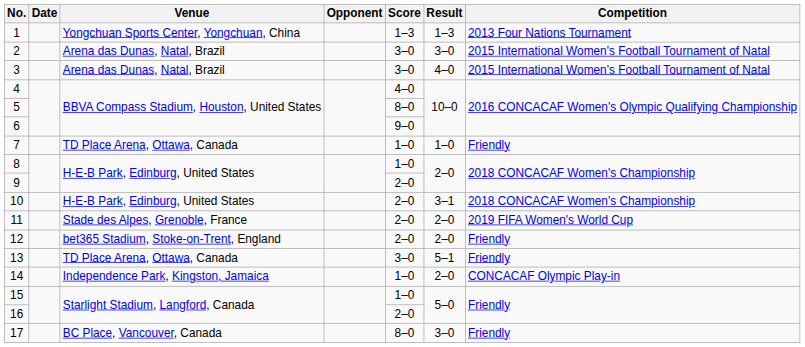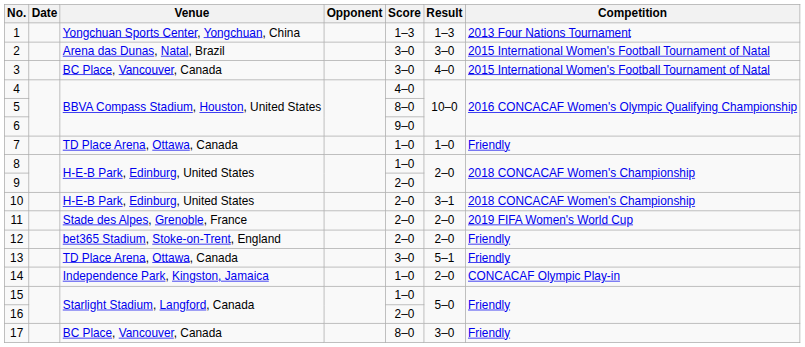(144, 70) Arena das Dunas, Natal, Brazil -> (142, 70) BC Place, Vancouver, Canada
